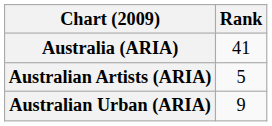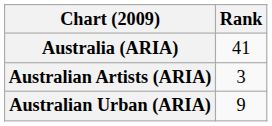(241, 76) 5 -> (241, 76) 3
